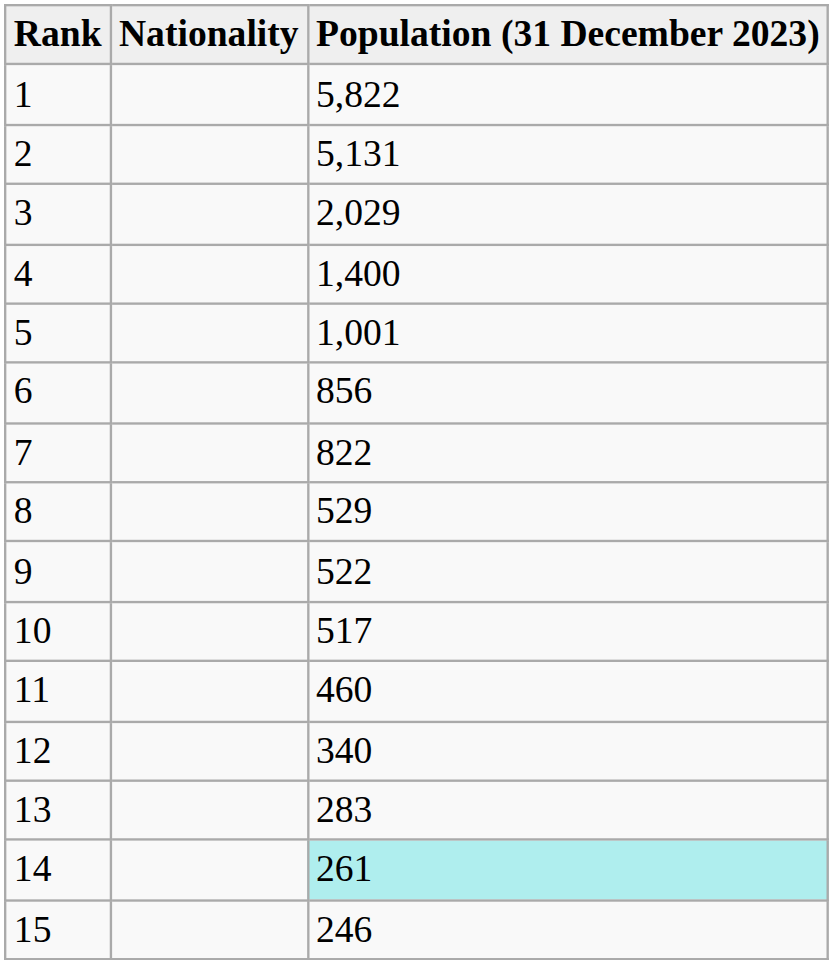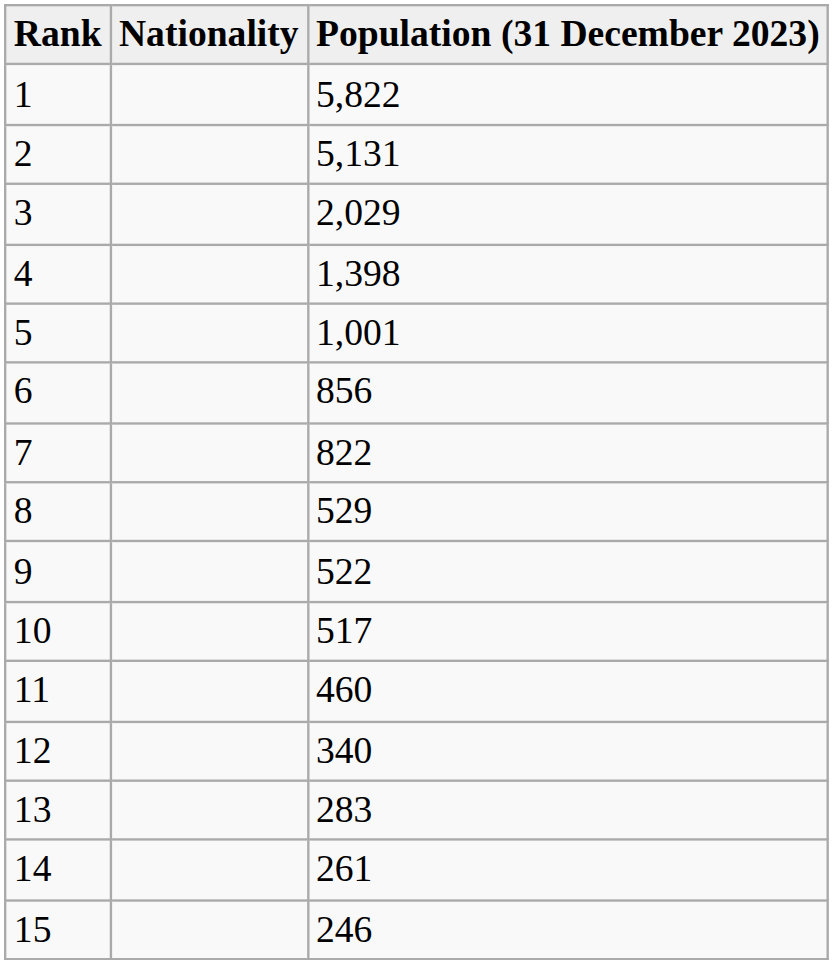(358, 272) 1,400 -> (358, 272) 1,398
(344, 869) paleturquoise background -> (344, 869) no background
